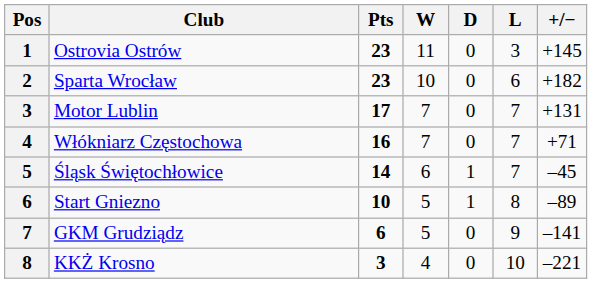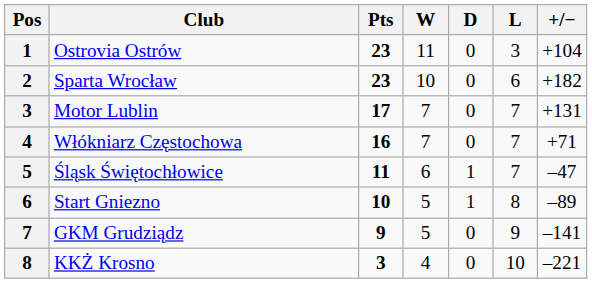(562, 50) +145 -> (562, 50) +104
(381, 171) 14 -> (381, 171) 11
(562, 171) –45 -> (562, 171) –47
(381, 232) 6 -> (381, 232) 9
